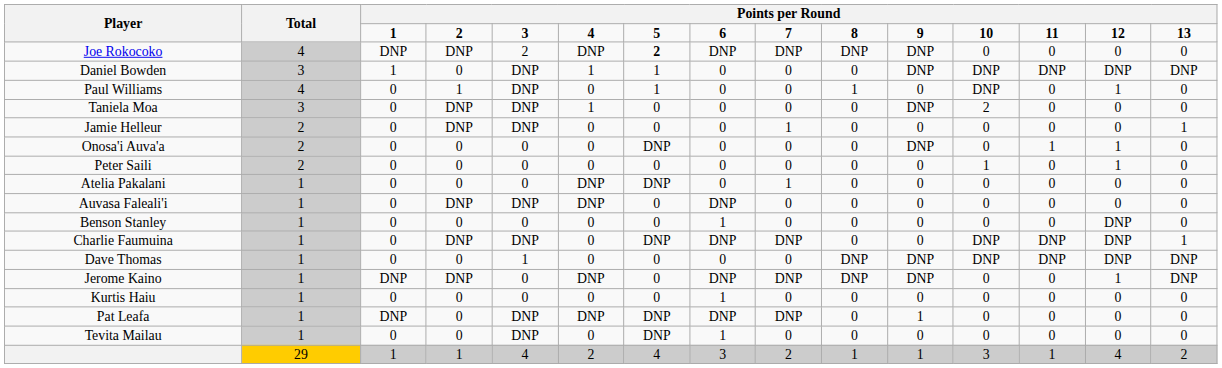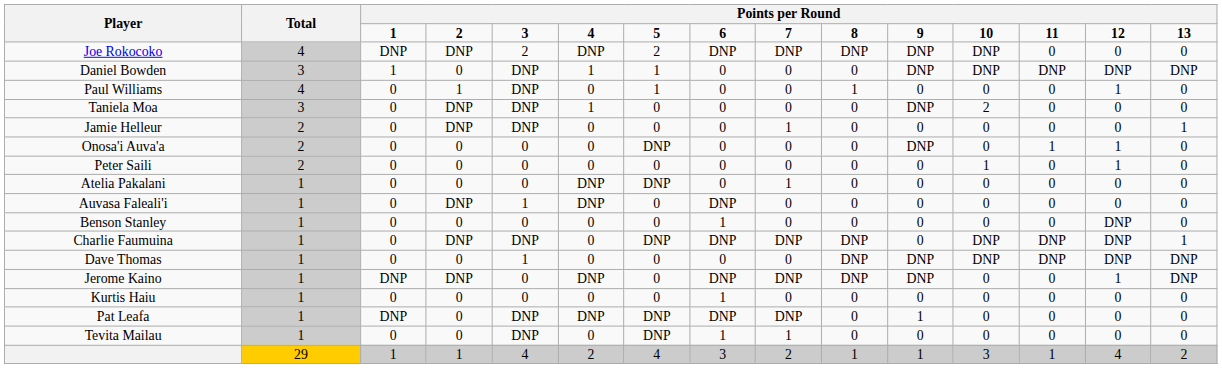(657, 52) bold -> (657, 52) normal
(986, 52) 0 -> (986, 52) DNP
(986, 90) DNP -> (986, 90) 0
(525, 203) DNP -> (525, 203) 1
(854, 241) 0 -> (854, 241) DNP
(789, 335) 0 -> (789, 335) 1
